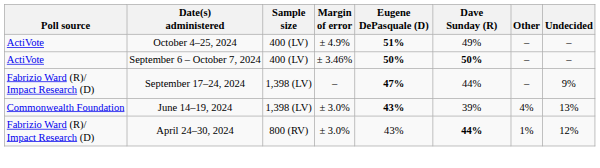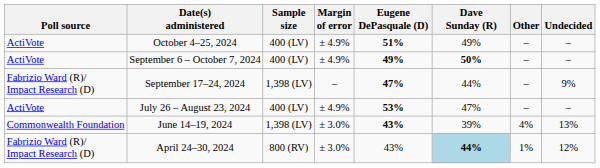(335, 60) ± 3.46% -> (334, 60) ± 4.9%
(394, 60) 50% -> (393, 60) 49%
+ row: (195, 107)
(472, 131) no background -> (471, 148) lightblue background
